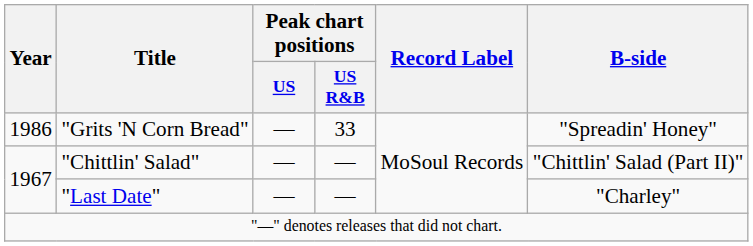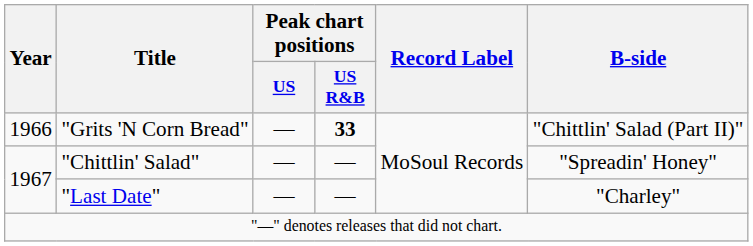(31, 129) 1986 -> (31, 129) 1966
(345, 129) normal -> (345, 129) bold
(638, 129) "Spreadin' Honey" -> (638, 129) "Chittlin' Salad (Part II)"
(638, 162) "Chittlin' Salad (Part II)" -> (638, 162) "Spreadin' Honey"
